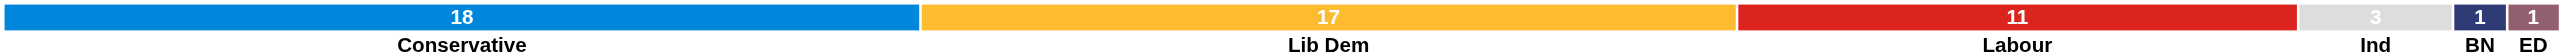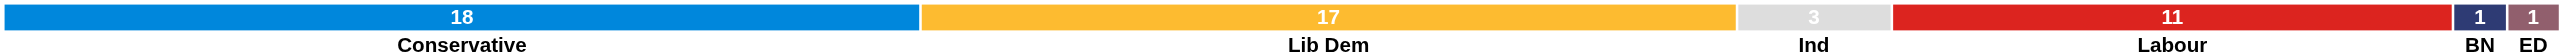columns swapped: (2017, 17) <-> (2376, 17)
